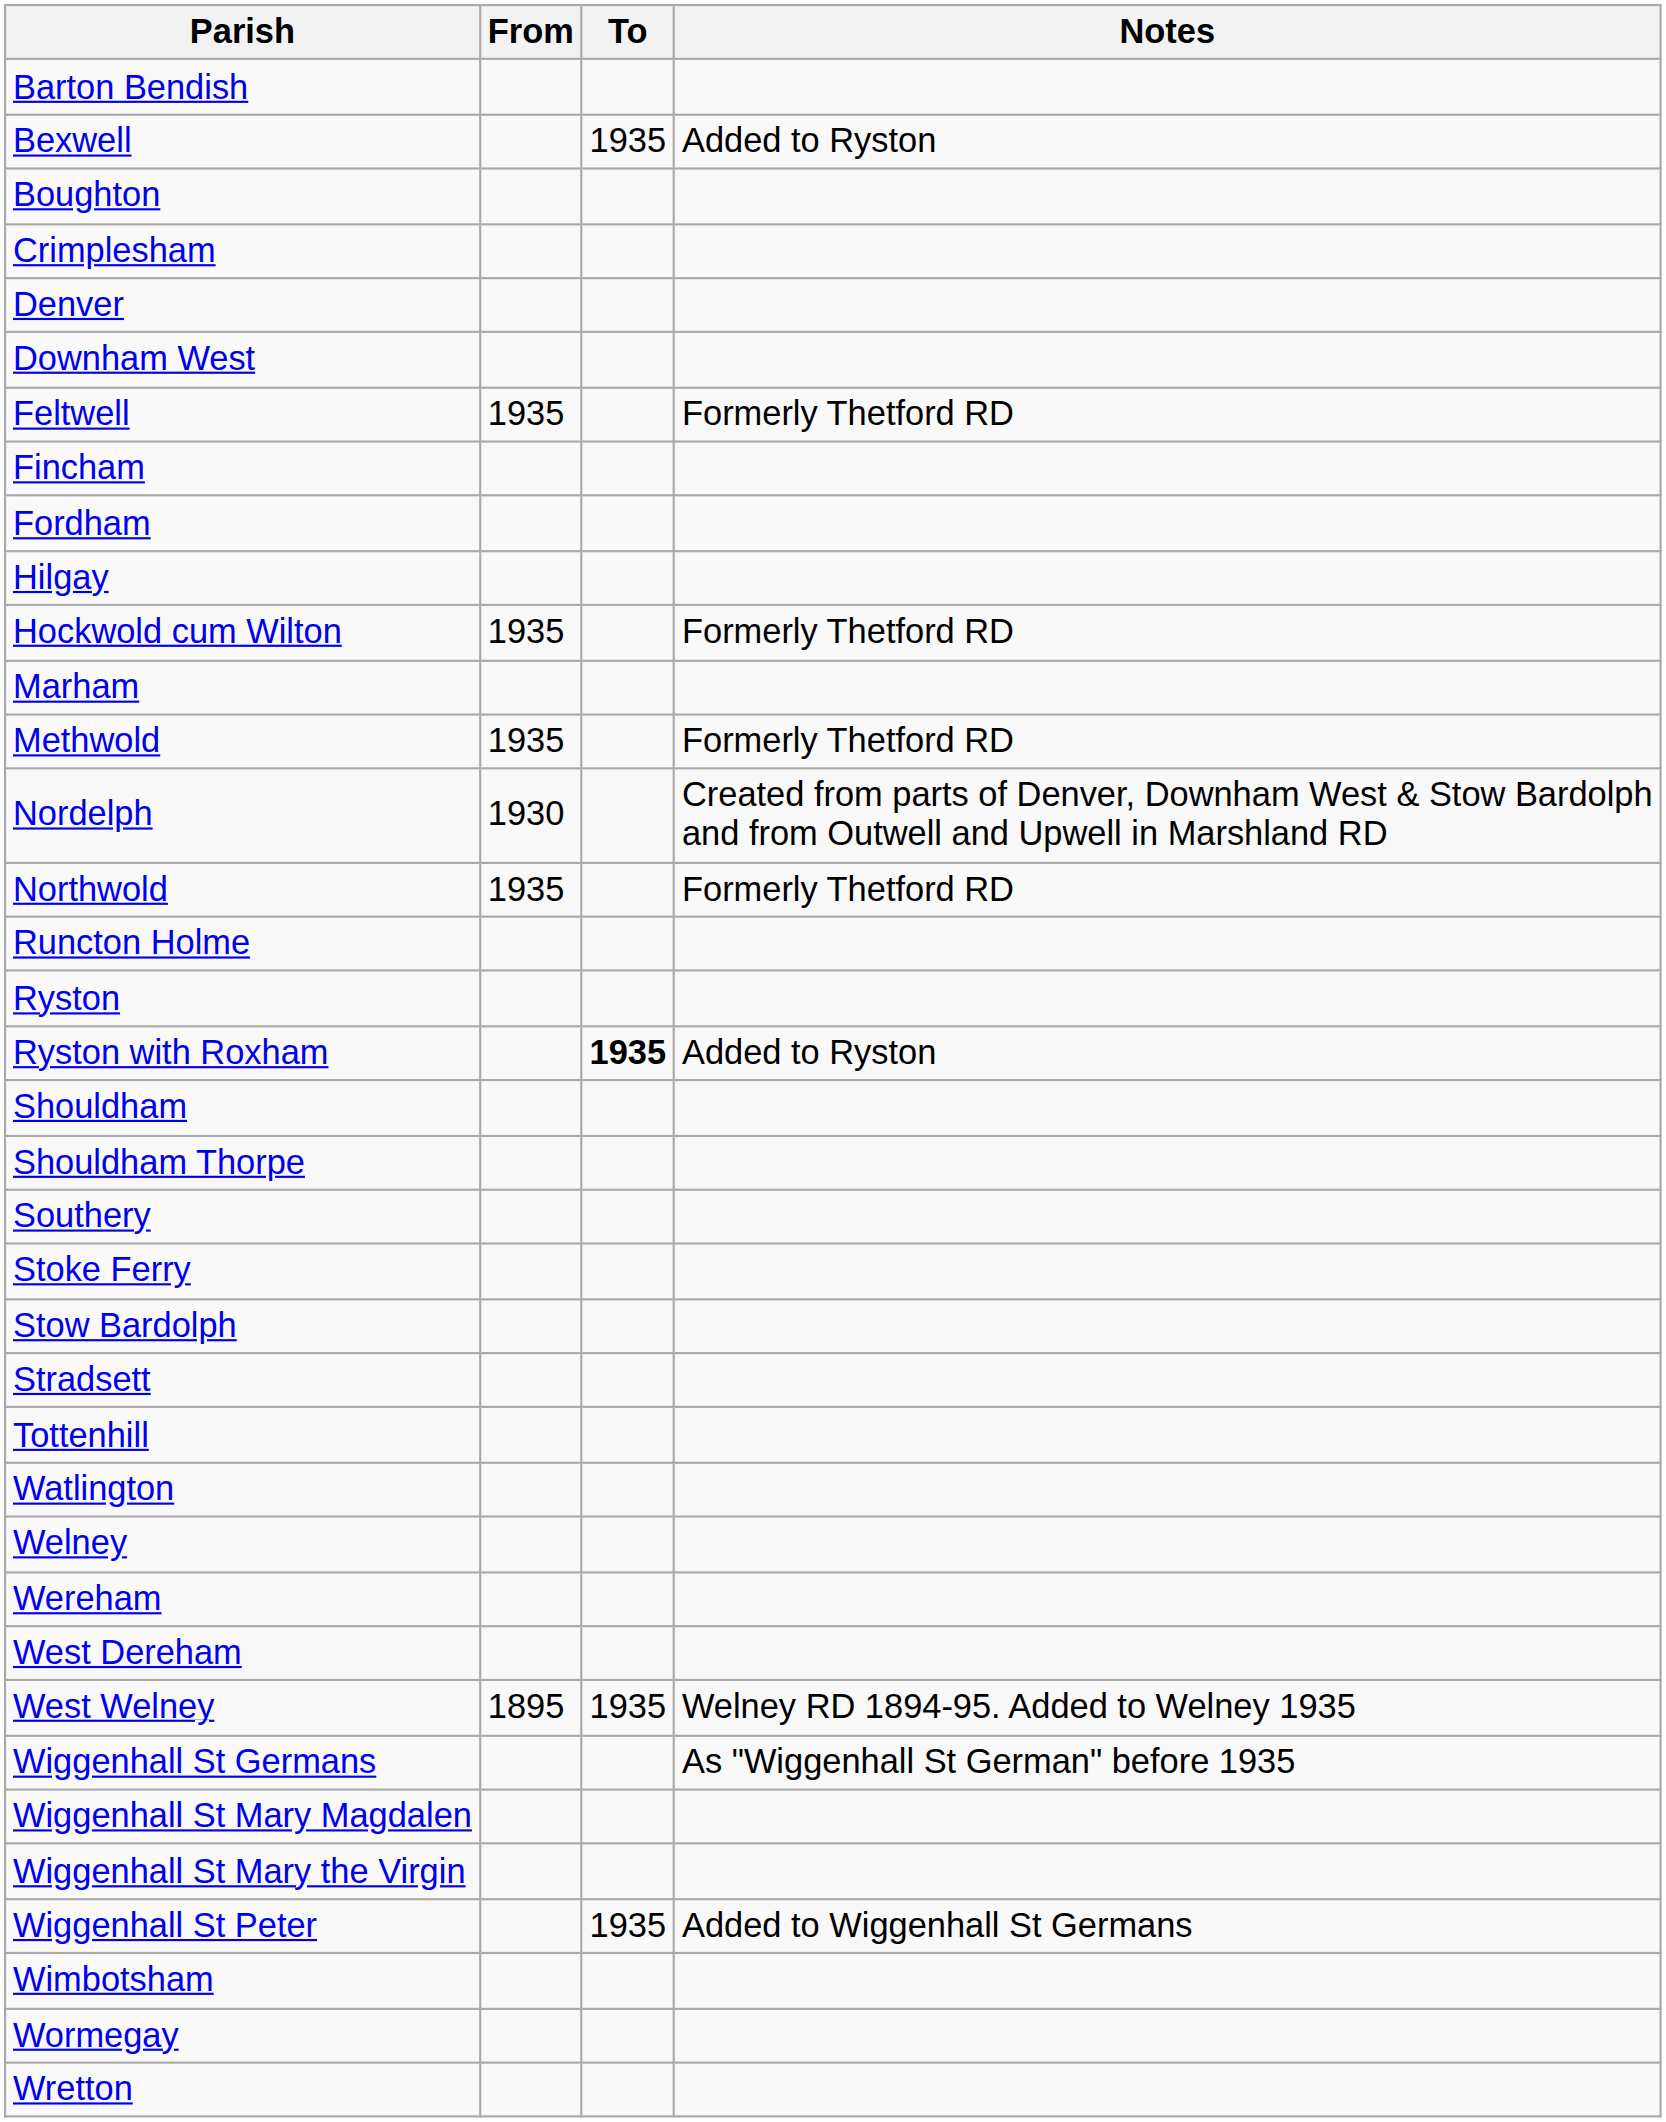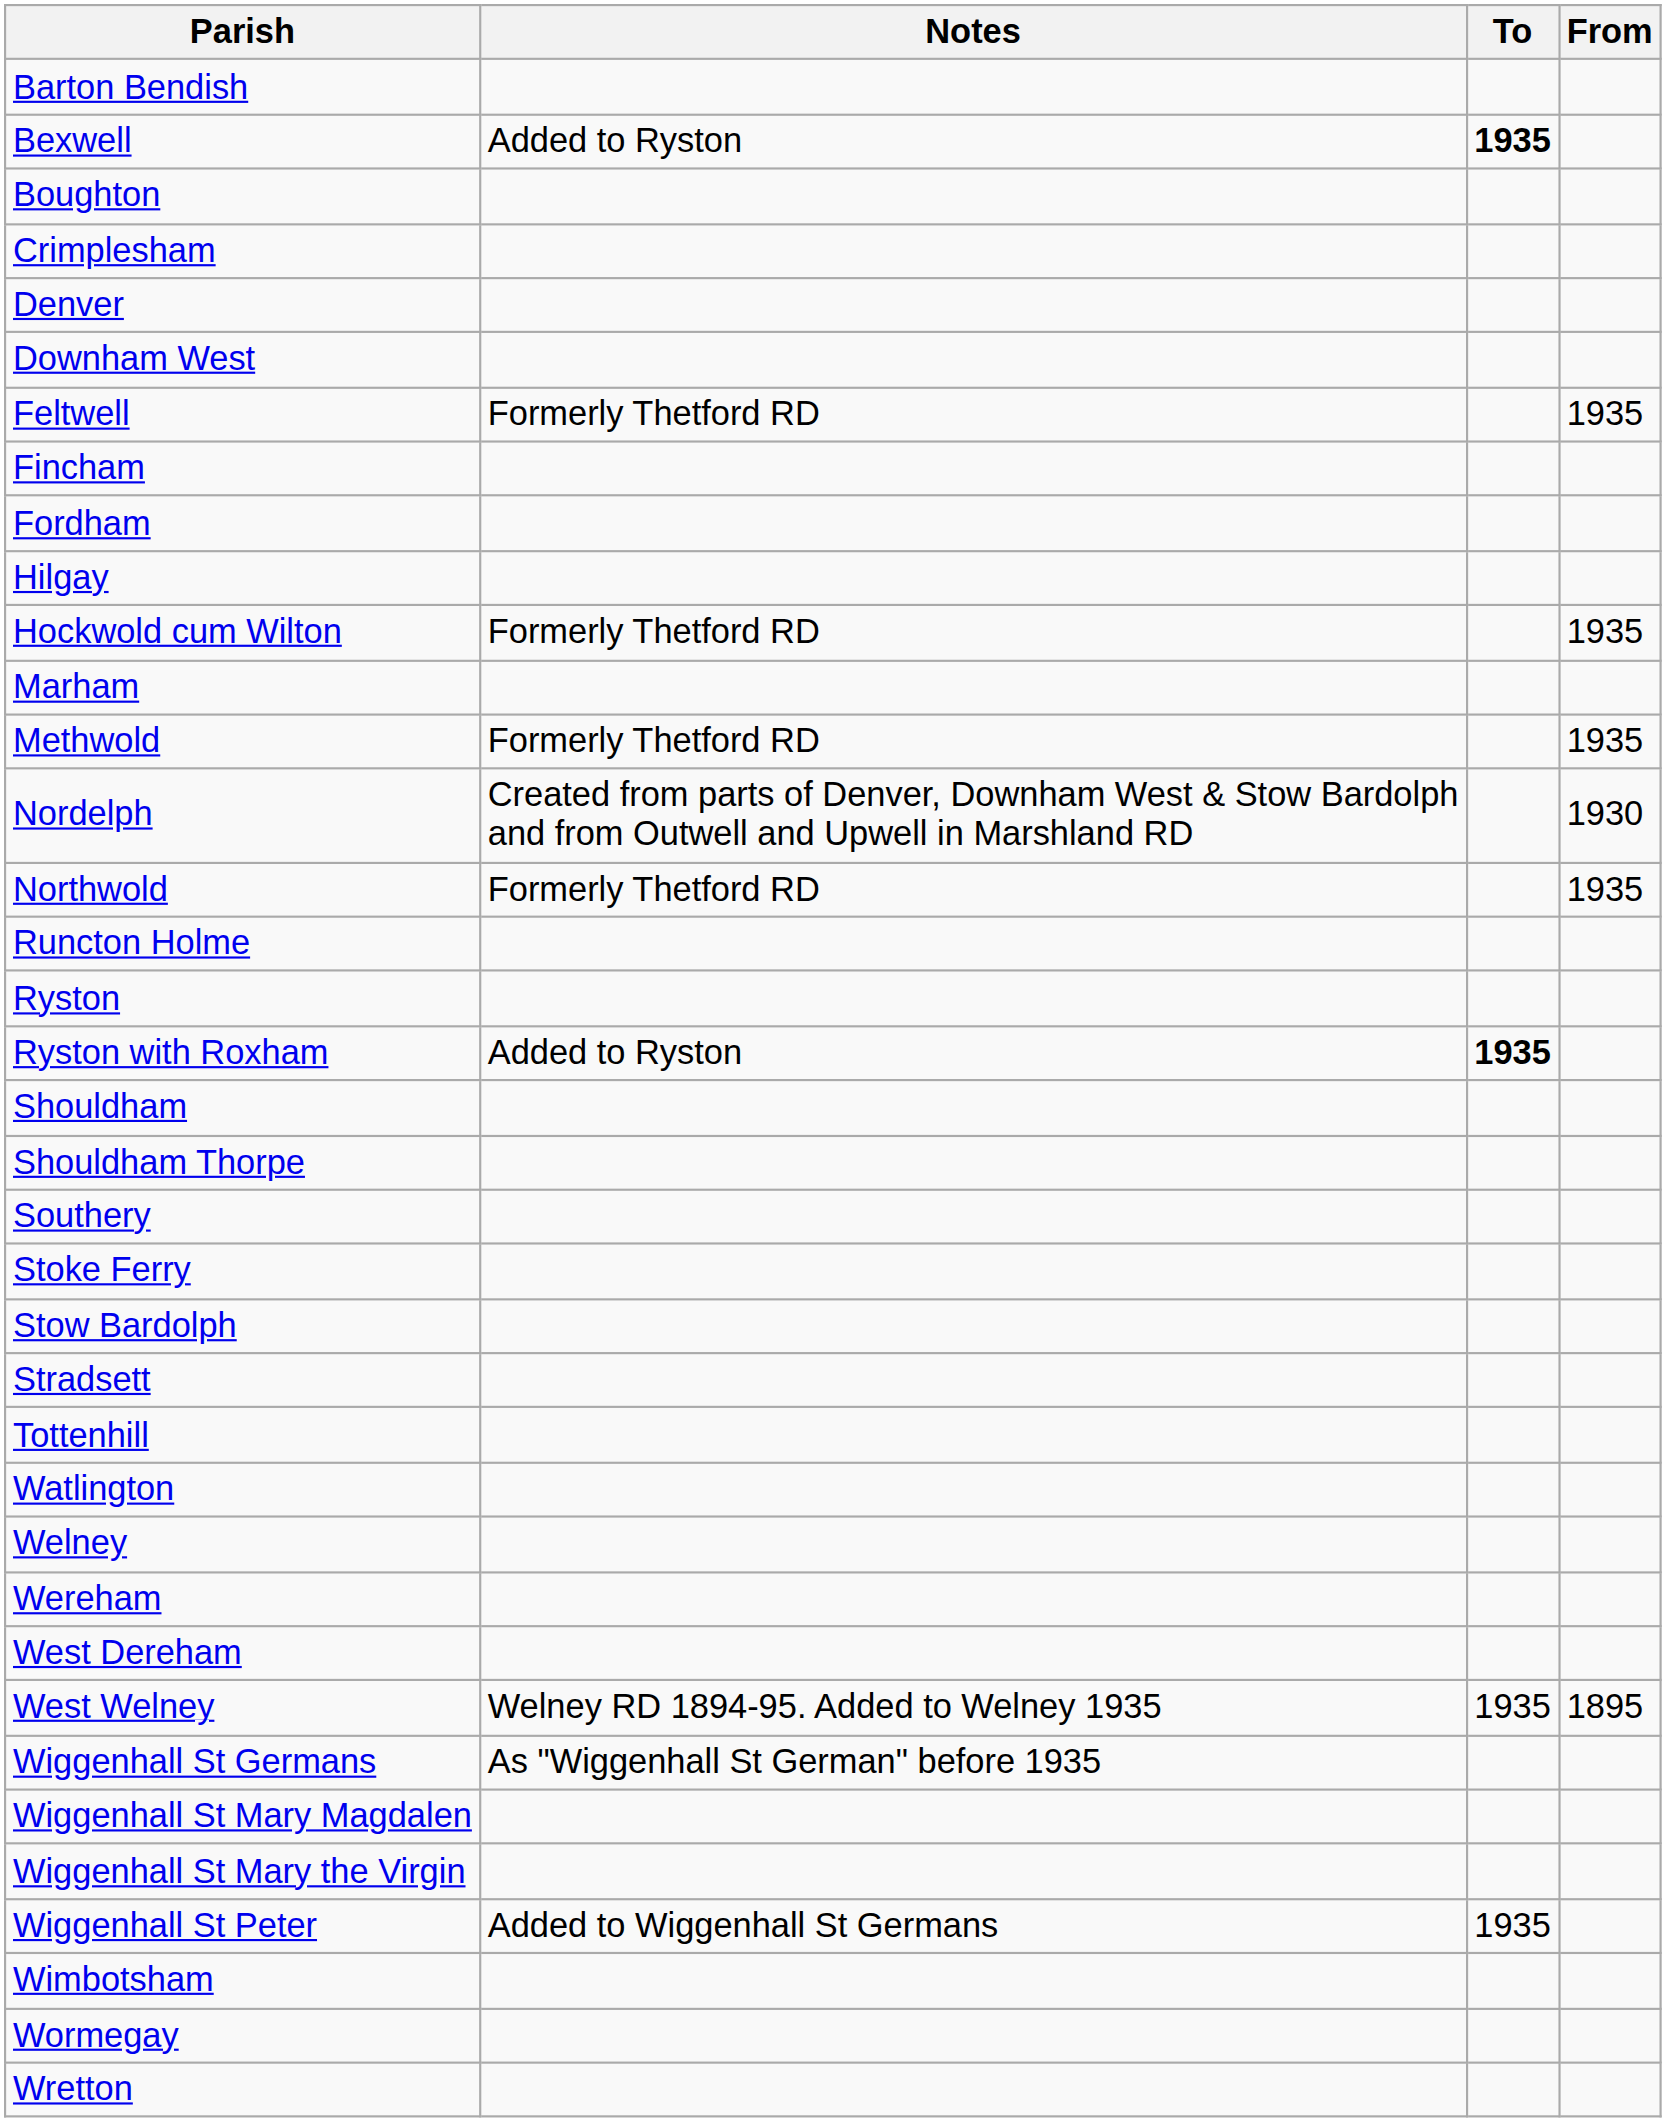columns swapped: (531, 31) <-> (1167, 31)
(628, 140) normal -> (1513, 140) bold
